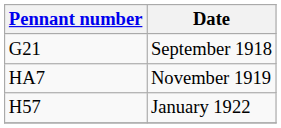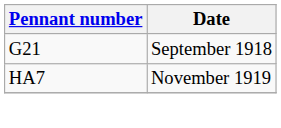- row: (201, 107)
